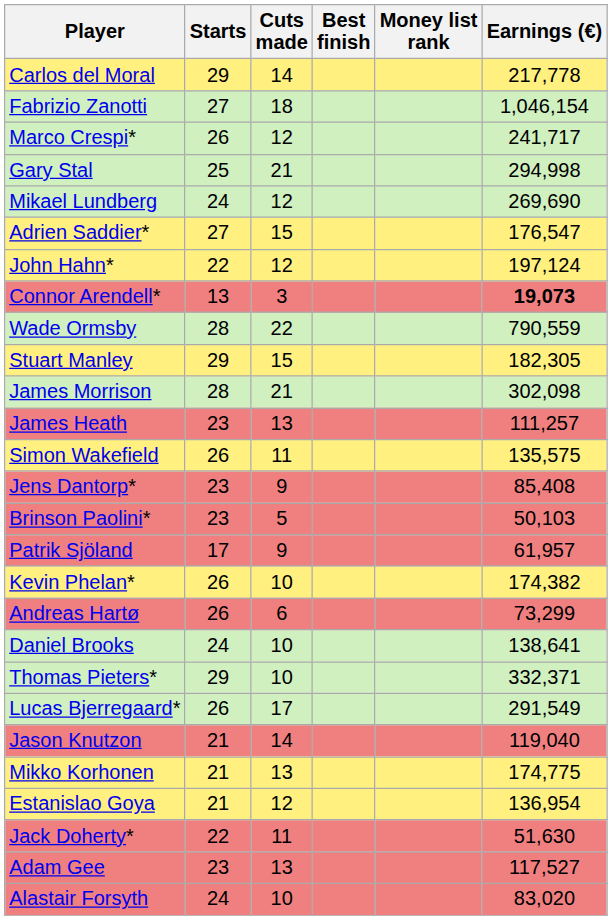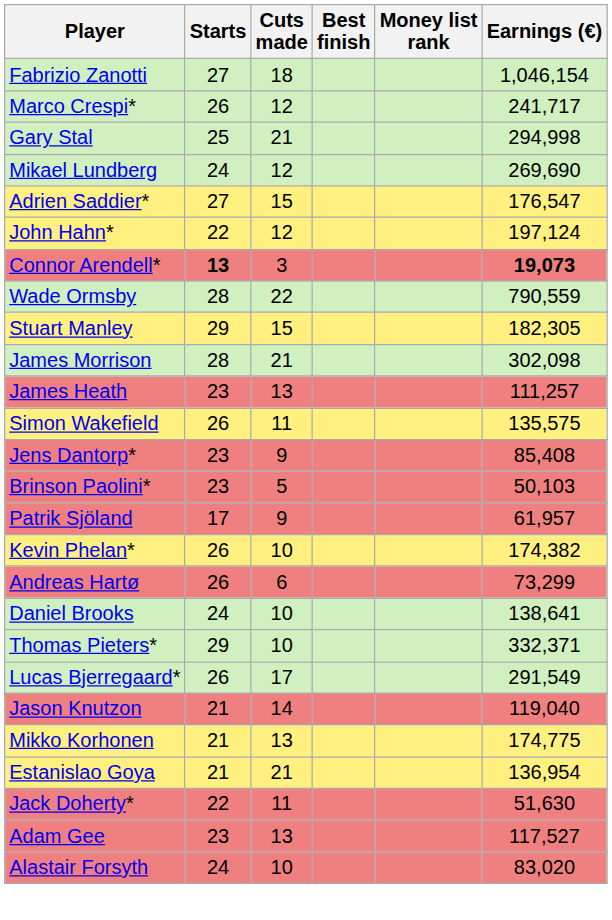- row: (82, 74)
(218, 296) normal -> (218, 264) bold
(282, 804) 12 -> (282, 772) 21
